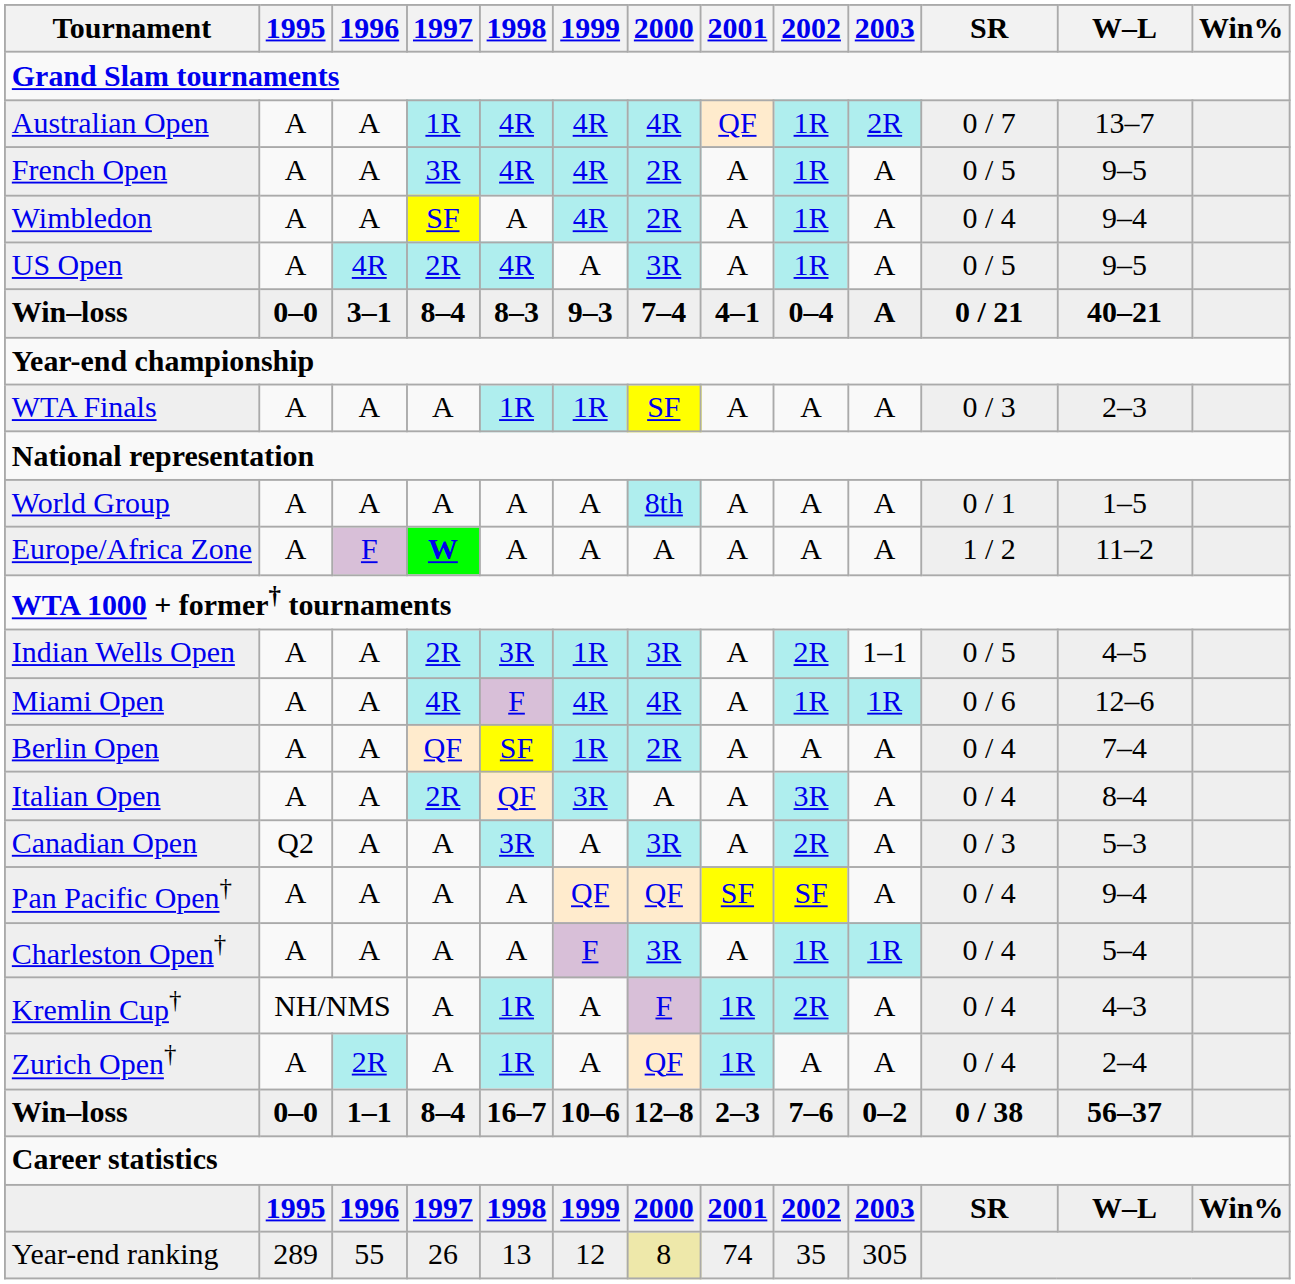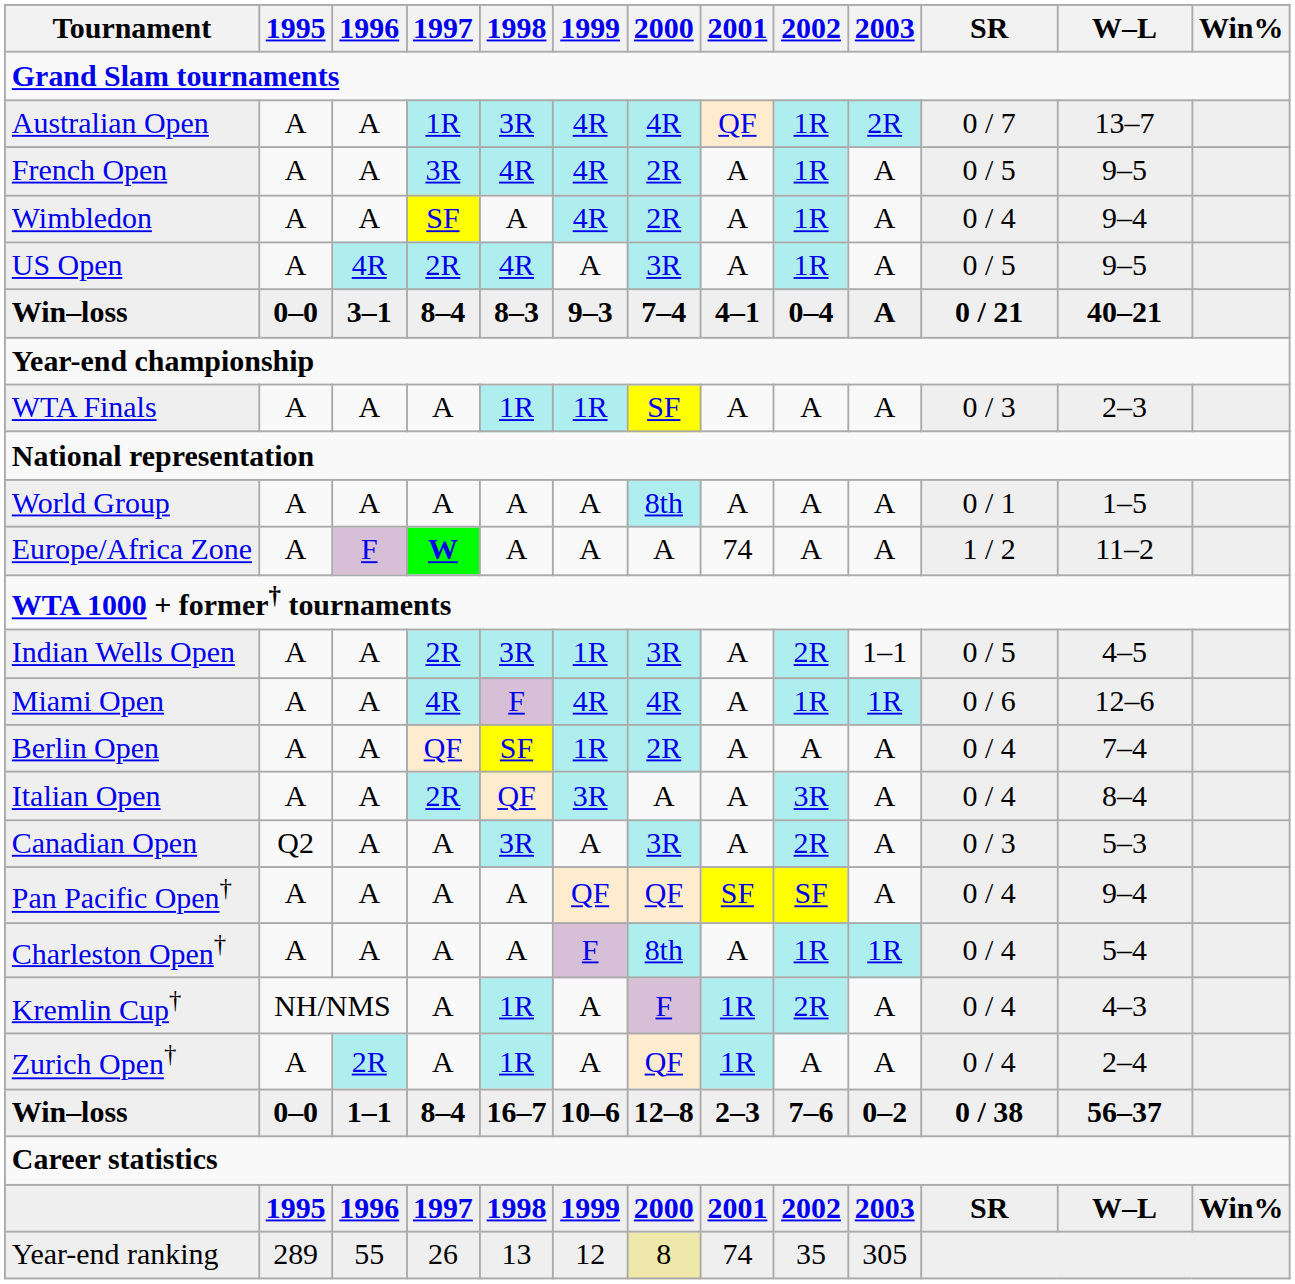(517, 123) 4R -> (517, 123) 3R
(737, 550) A -> (737, 550) 74
(664, 950) 3R -> (664, 950) 8th
